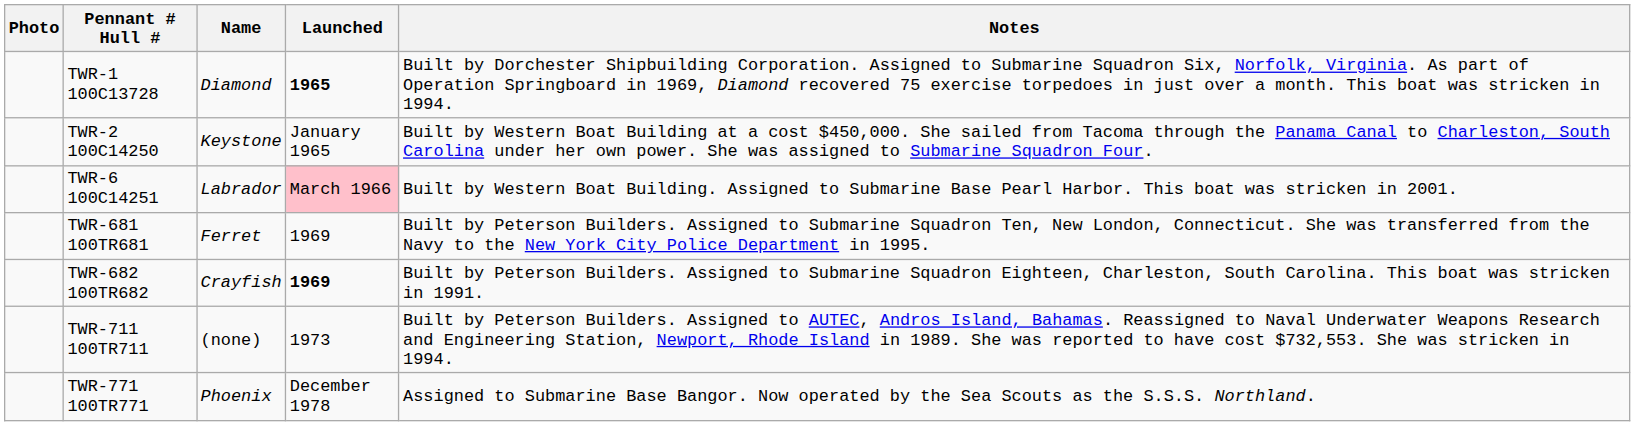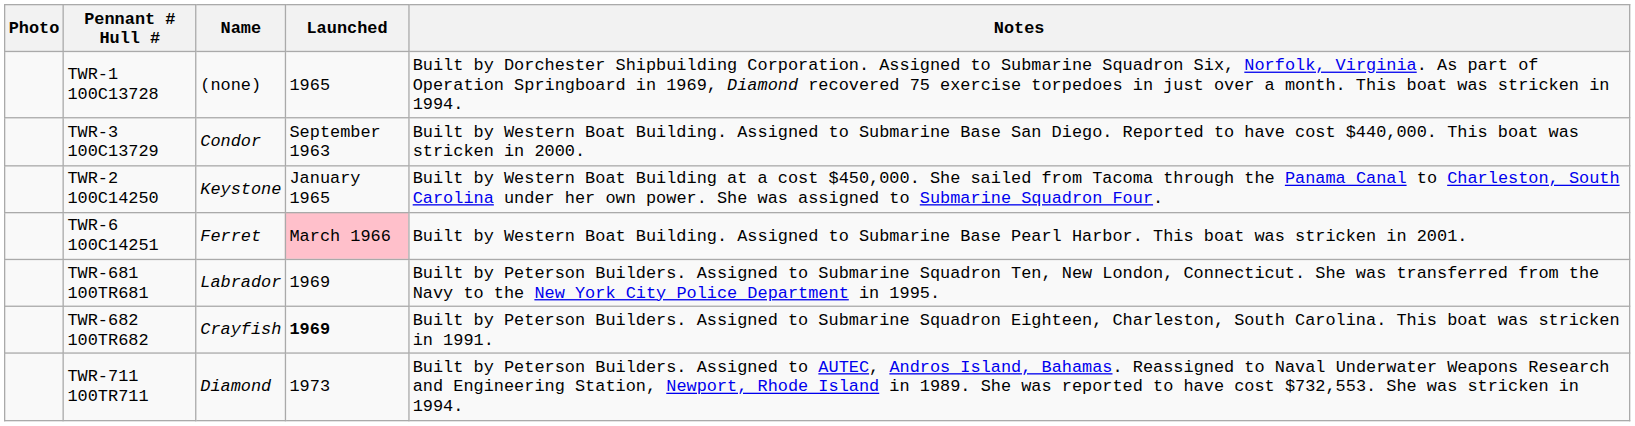(236, 85) Diamond -> (231, 85) (none)
(310, 85) bold -> (310, 85) normal
+ row: (113, 142)
(241, 189) Labrador -> (231, 236) Ferret
(231, 236) Ferret -> (241, 283) Labrador
(231, 340) (none) -> (236, 387) Diamond
- row: (108, 396)
